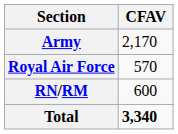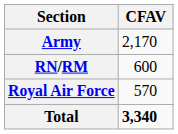rows swapped: (61, 66) <-> (61, 91)
